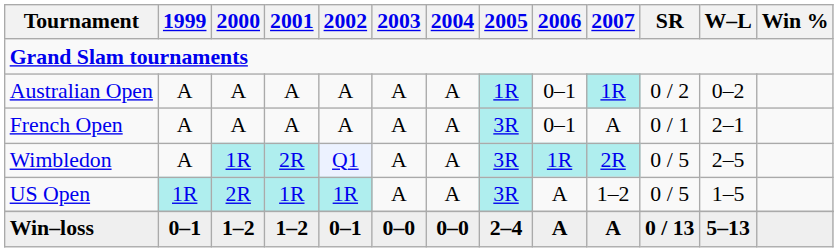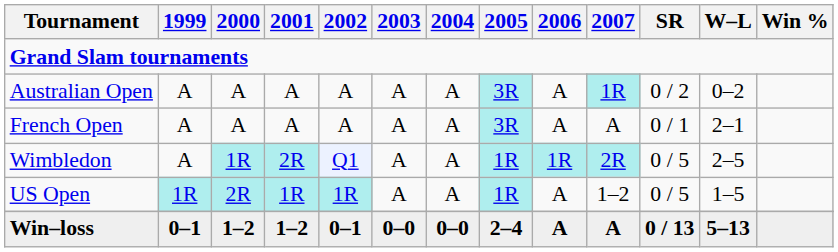(506, 90) 1R -> (506, 90) 3R
(560, 90) 0–1 -> (560, 90) A
(560, 125) 0–1 -> (560, 125) A
(506, 159) 3R -> (506, 159) 1R
(506, 194) 3R -> (506, 194) 1R
